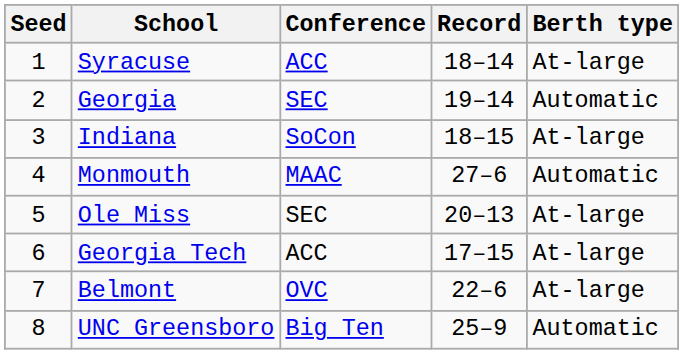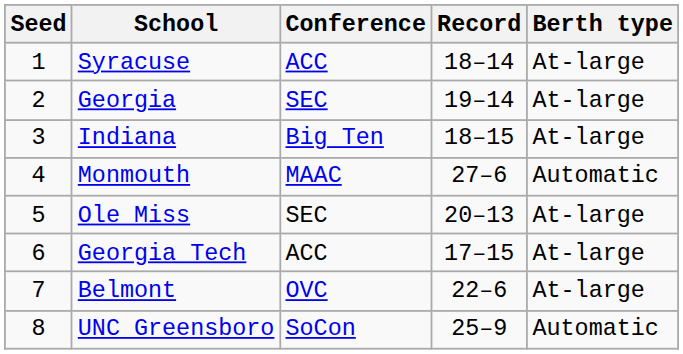(596, 100) Automatic -> (589, 100) At-large
(321, 138) SoCon -> (335, 138) Big Ten
(335, 329) Big Ten -> (321, 329) SoCon
